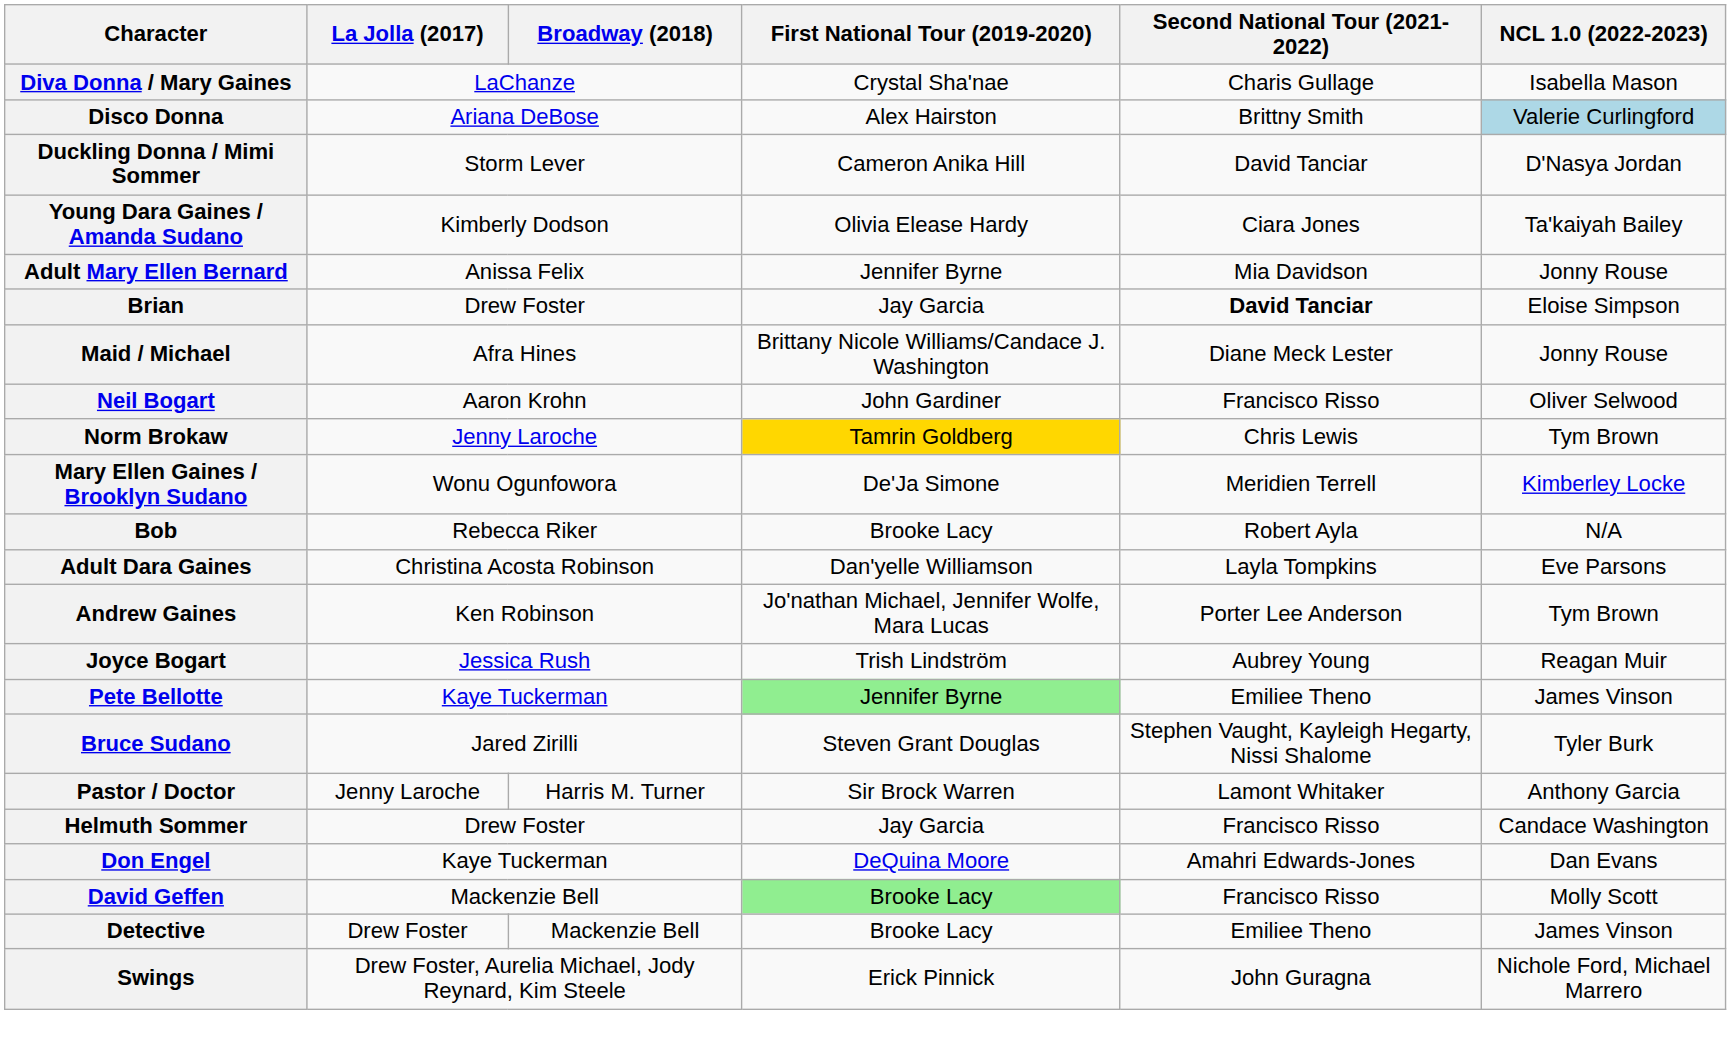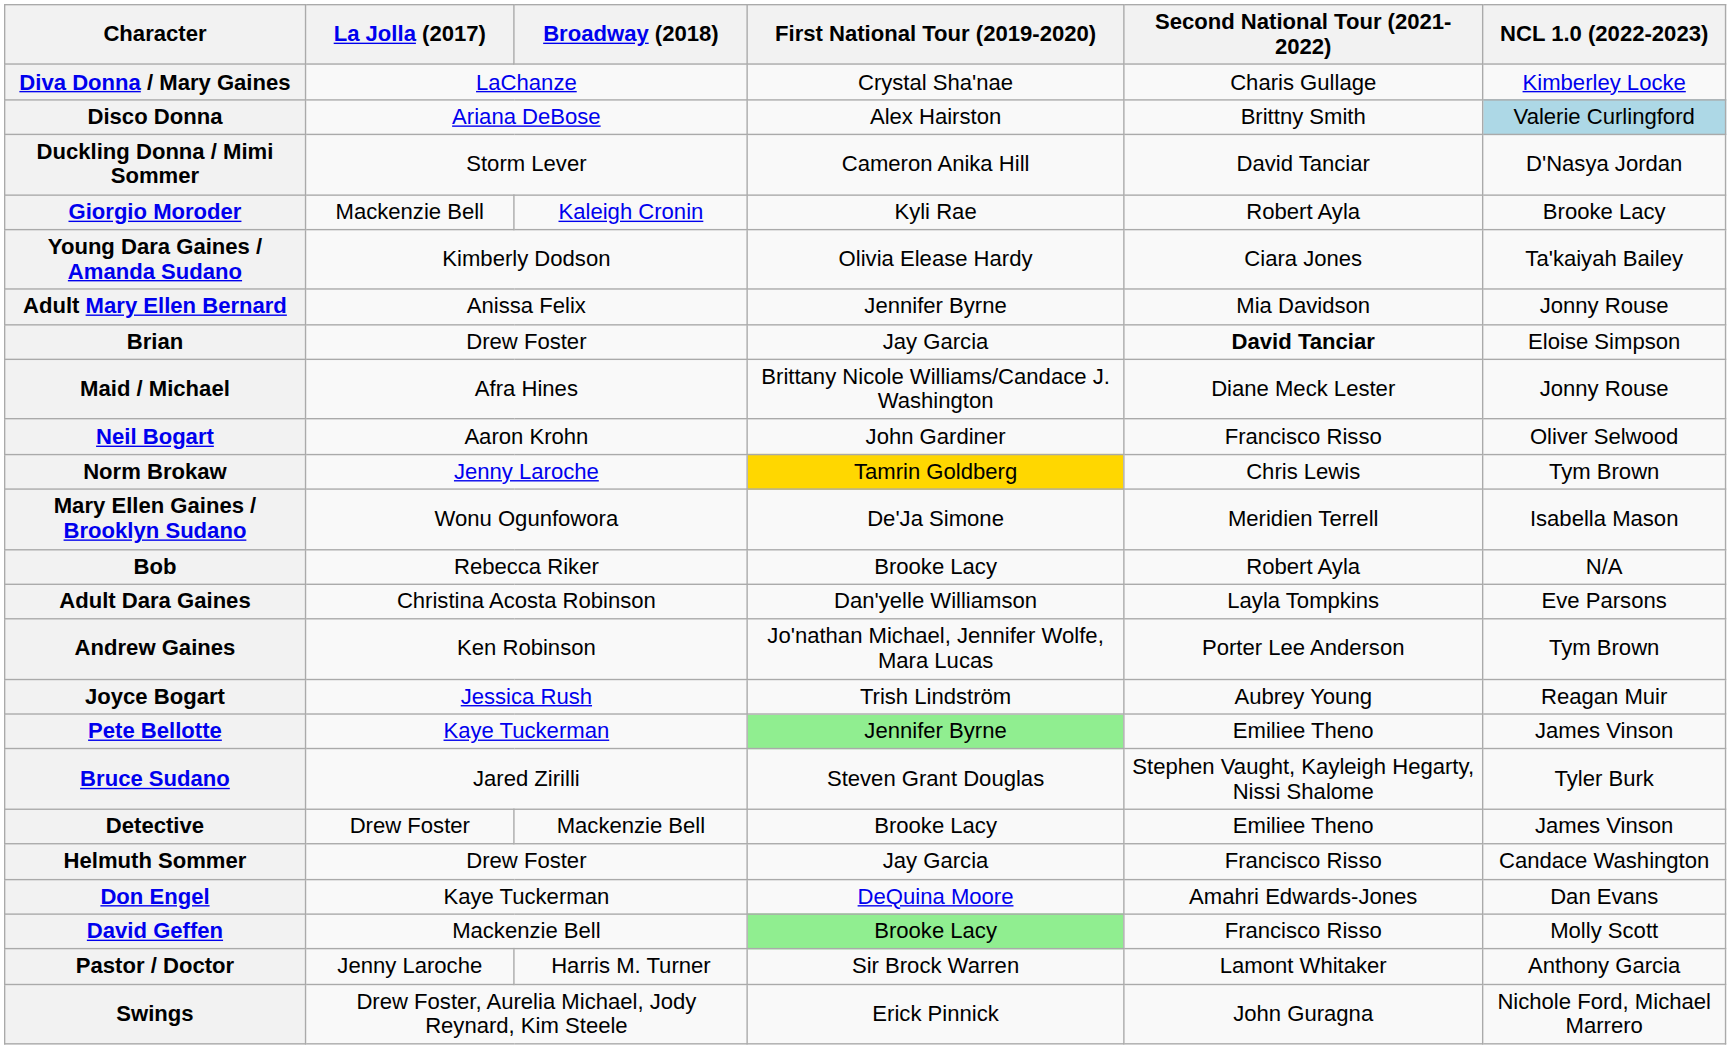(1604, 81) Isabella Mason -> (1604, 81) Kimberley Locke
+ row: (155, 211)
(1604, 483) Kimberley Locke -> (1604, 518) Isabella Mason
rows swapped: (156, 791) <-> (156, 931)
